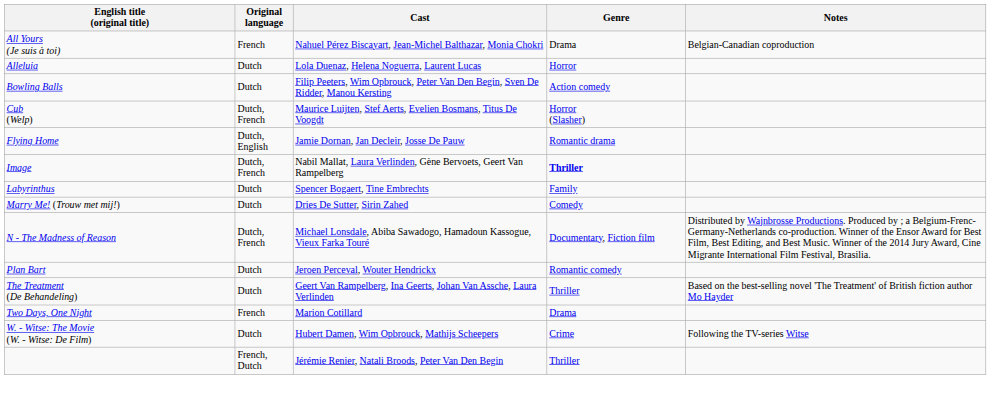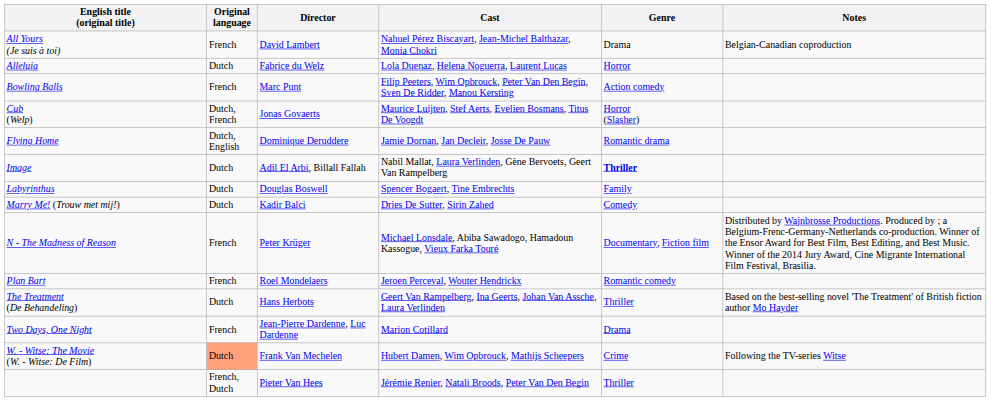+ column: (318, 17)
(250, 87) Dutch -> (223, 87) French
(251, 168) Dutch, French -> (221, 168) Dutch
(251, 237) Dutch, French -> (223, 243) French
(250, 270) Dutch -> (223, 281) French
(250, 334) no background -> (221, 356) lightsalmon background
